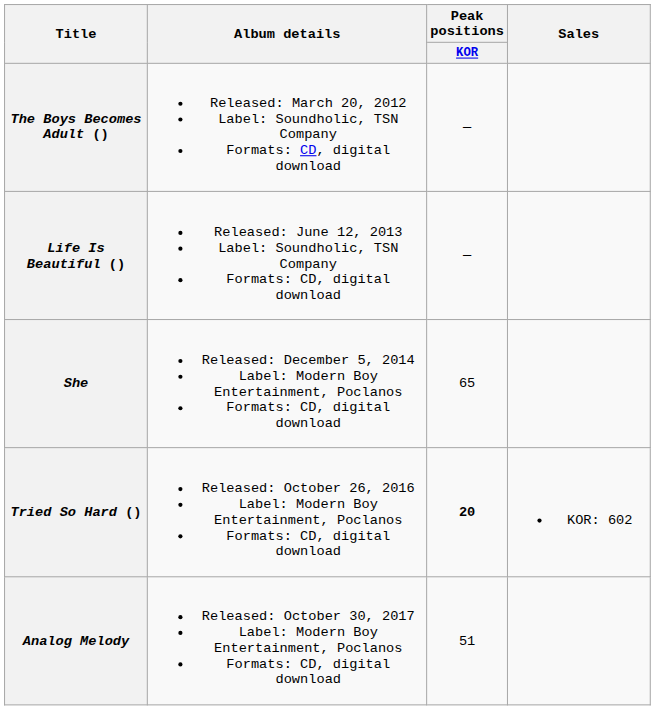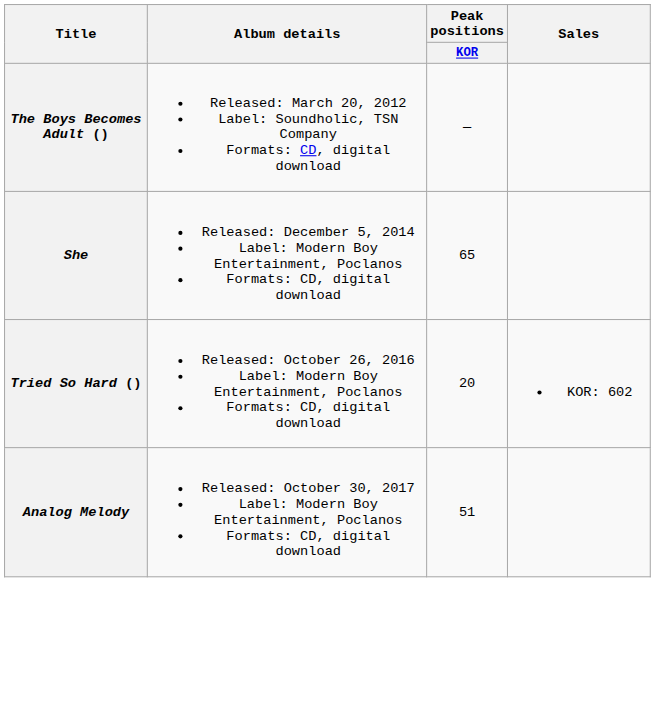- row: (76, 256)
(467, 512) bold -> (467, 384) normal
